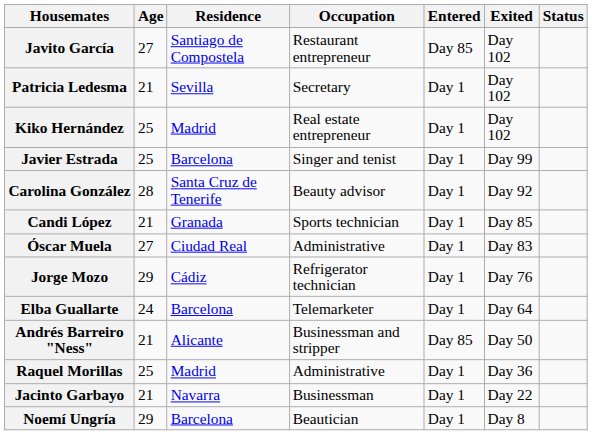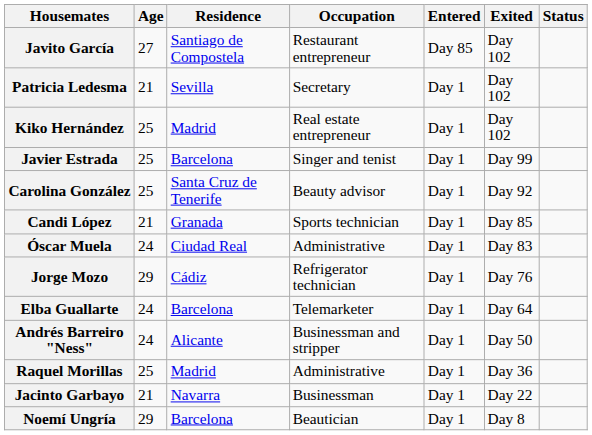(146, 190) 28 -> (146, 190) 25
(146, 245) 27 -> (146, 245) 24
(146, 340) 21 -> (146, 340) 24
(450, 340) Day 85 -> (446, 340) Day 1
